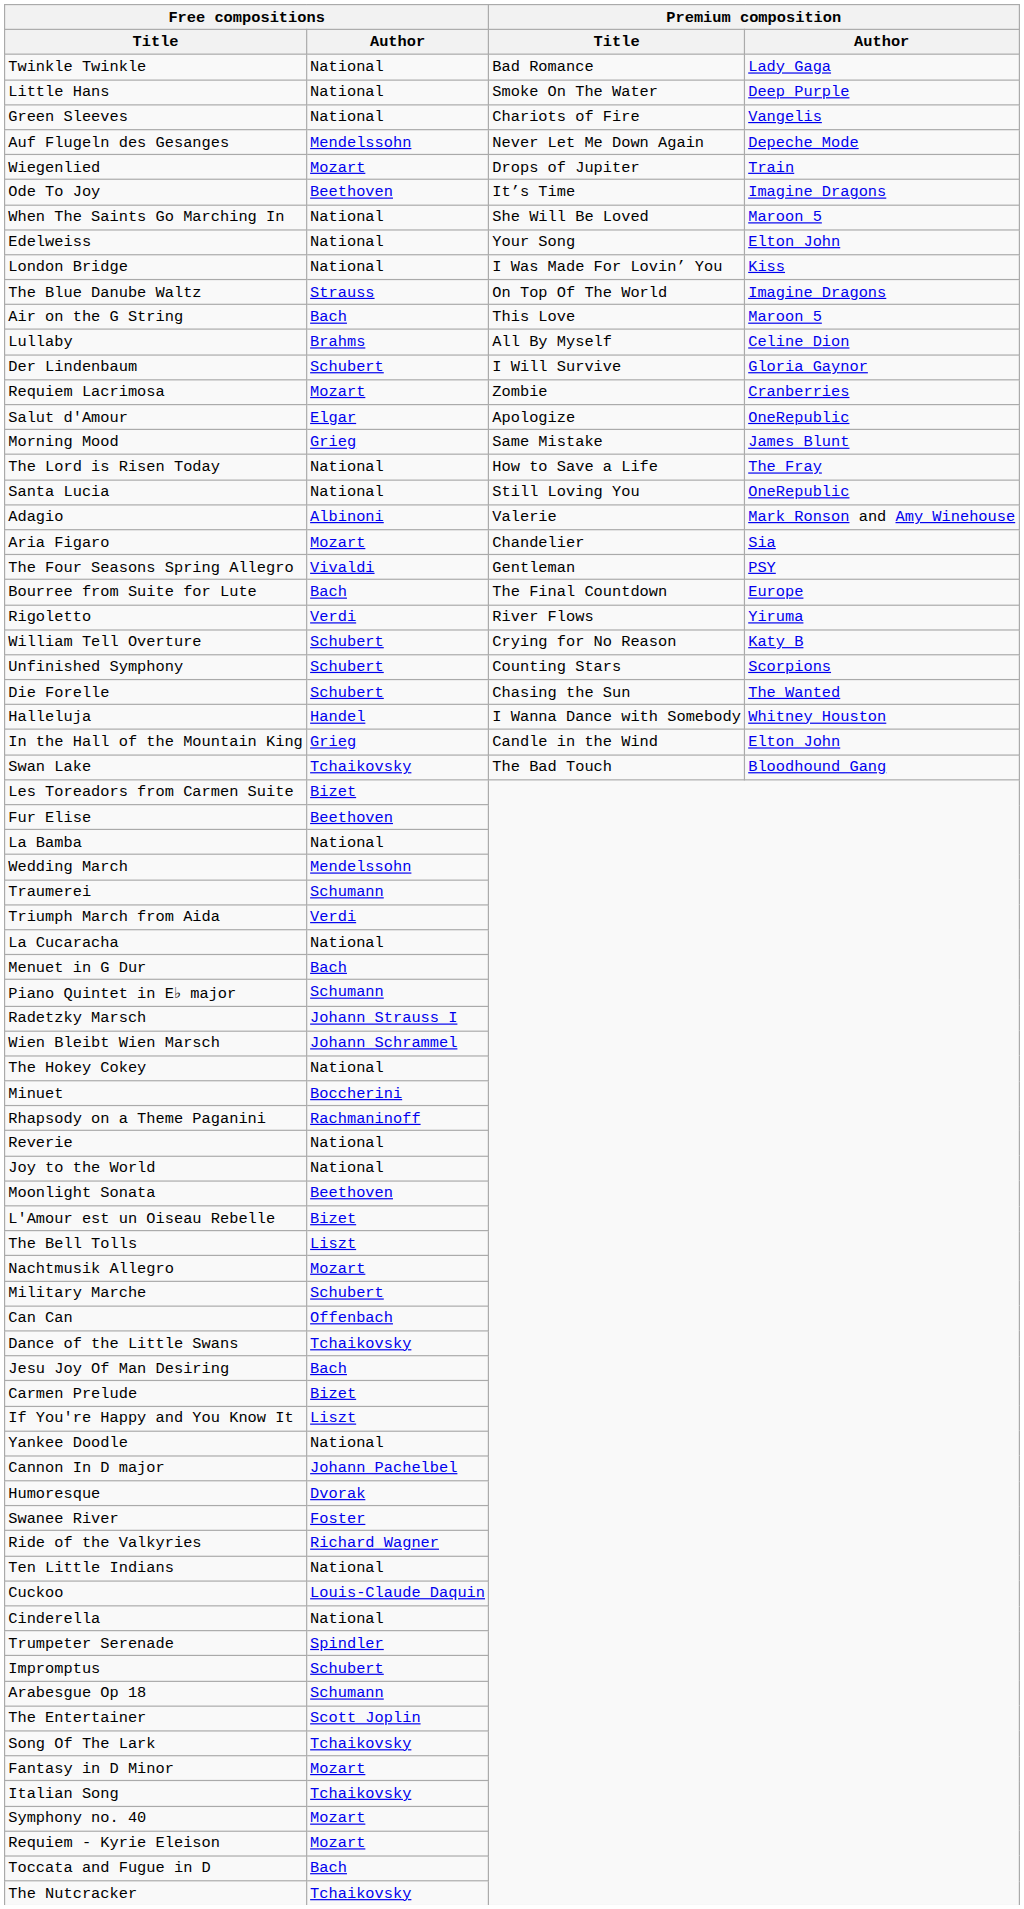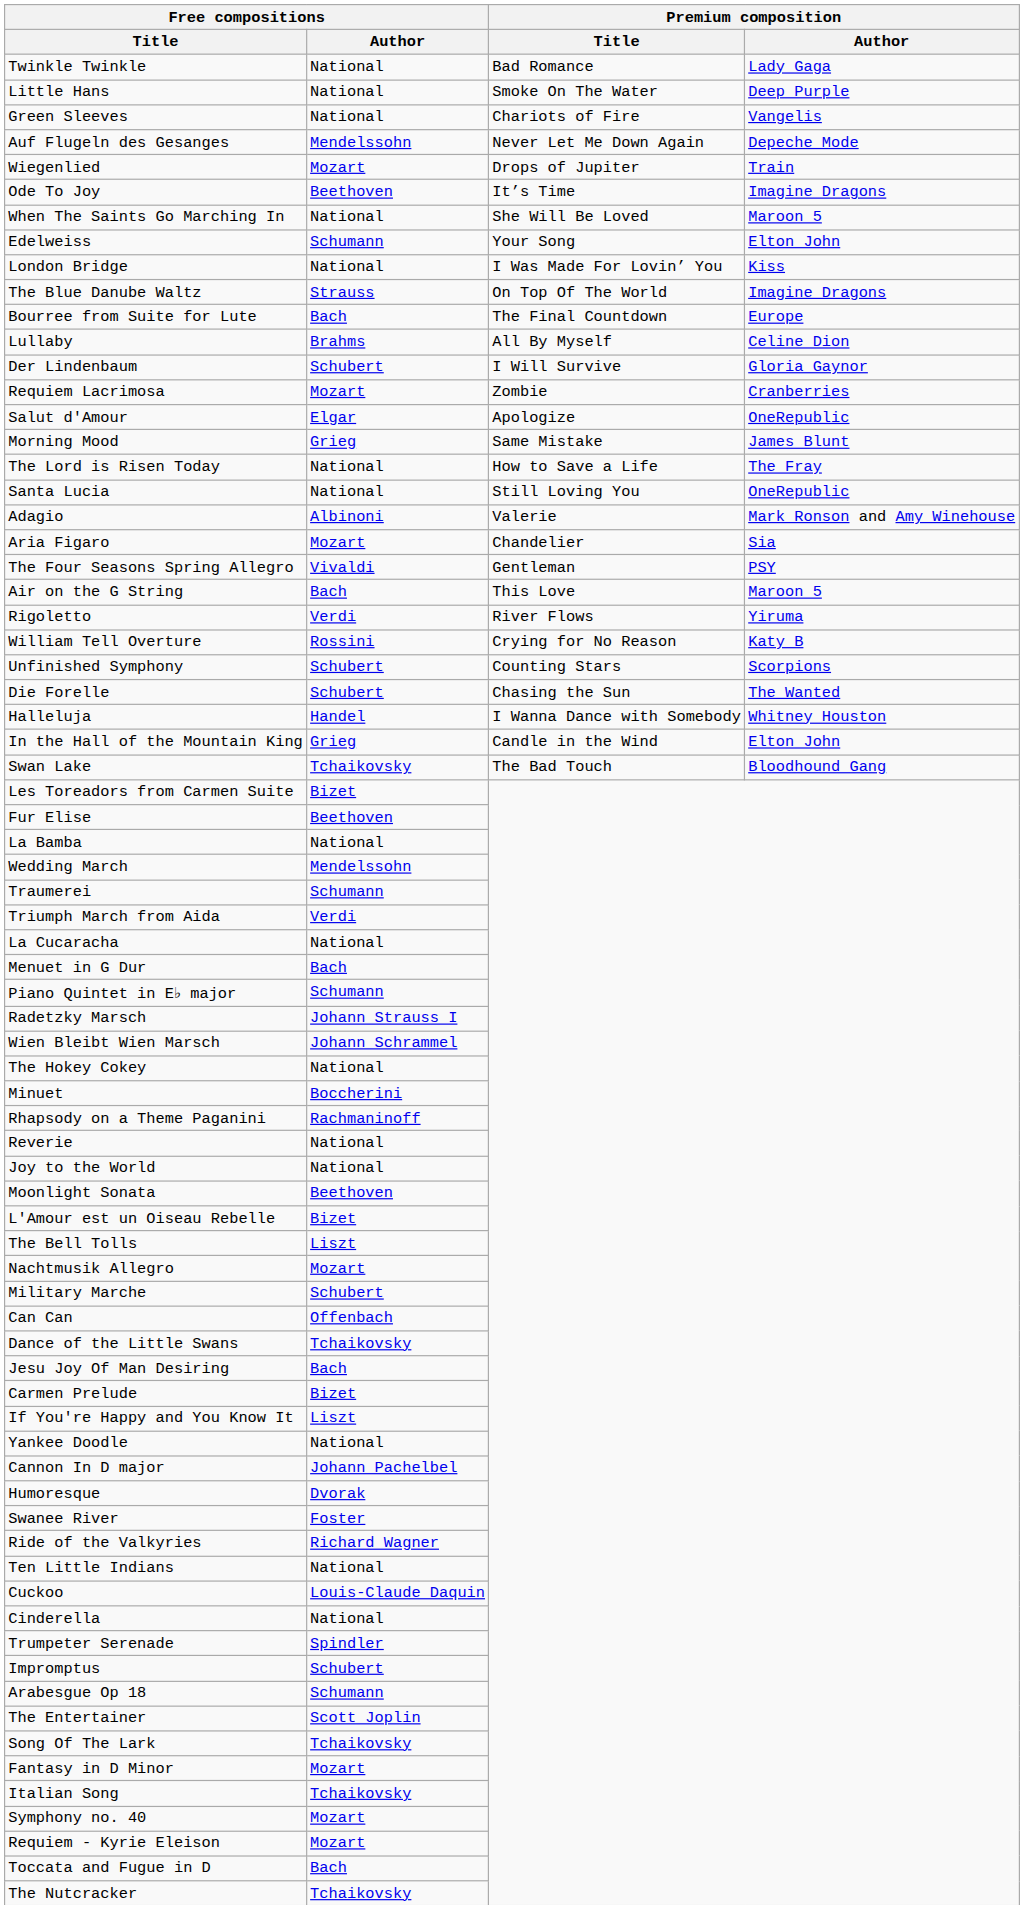(347, 242) National -> (347, 242) Schumann
rows swapped: (96, 317) <-> (133, 592)
(347, 642) Schubert -> (342, 642) Rossini
